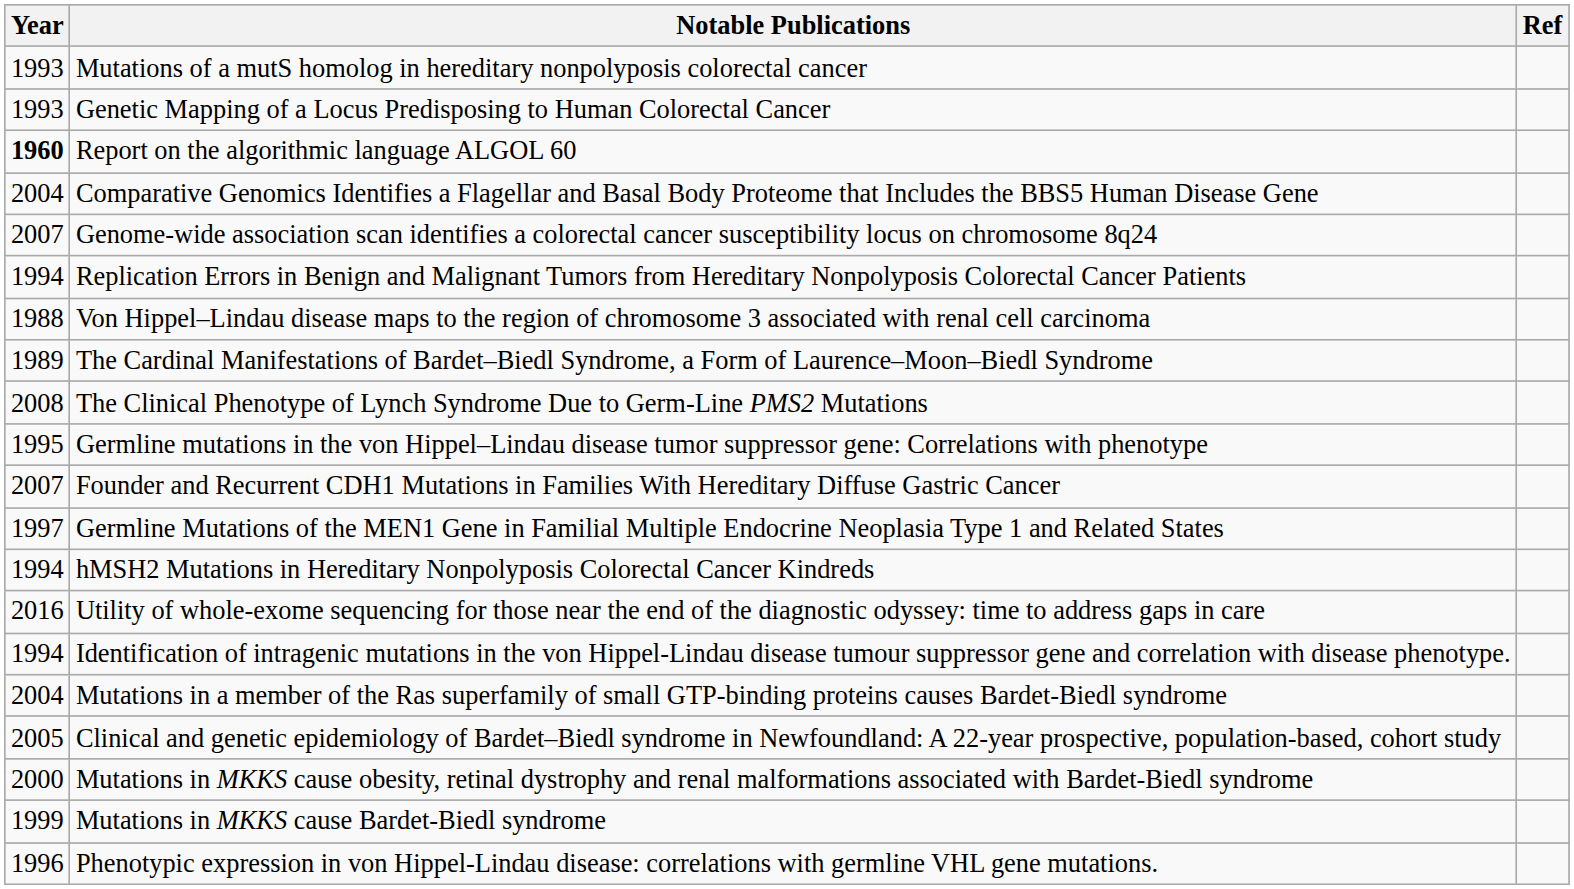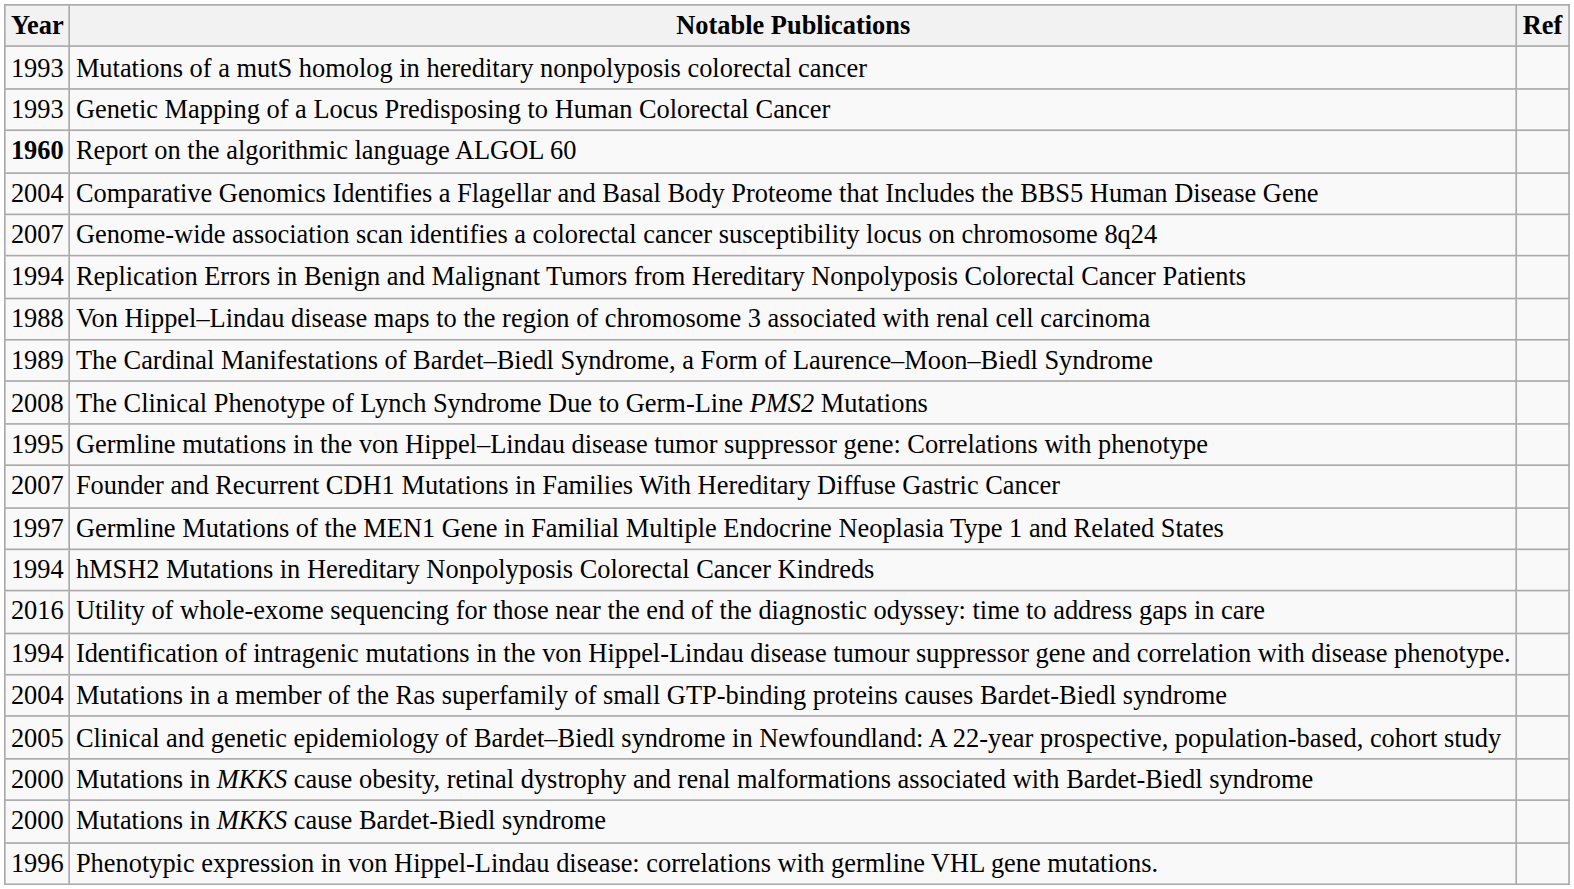(37, 820) 1999 -> (37, 820) 2000
